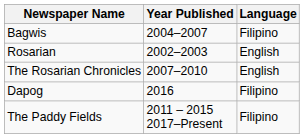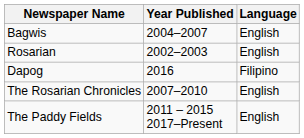(259, 33) Filipino -> (259, 33) English
rows swapped: (74, 71) <-> (25, 91)
(259, 117) Filipino -> (259, 117) English
